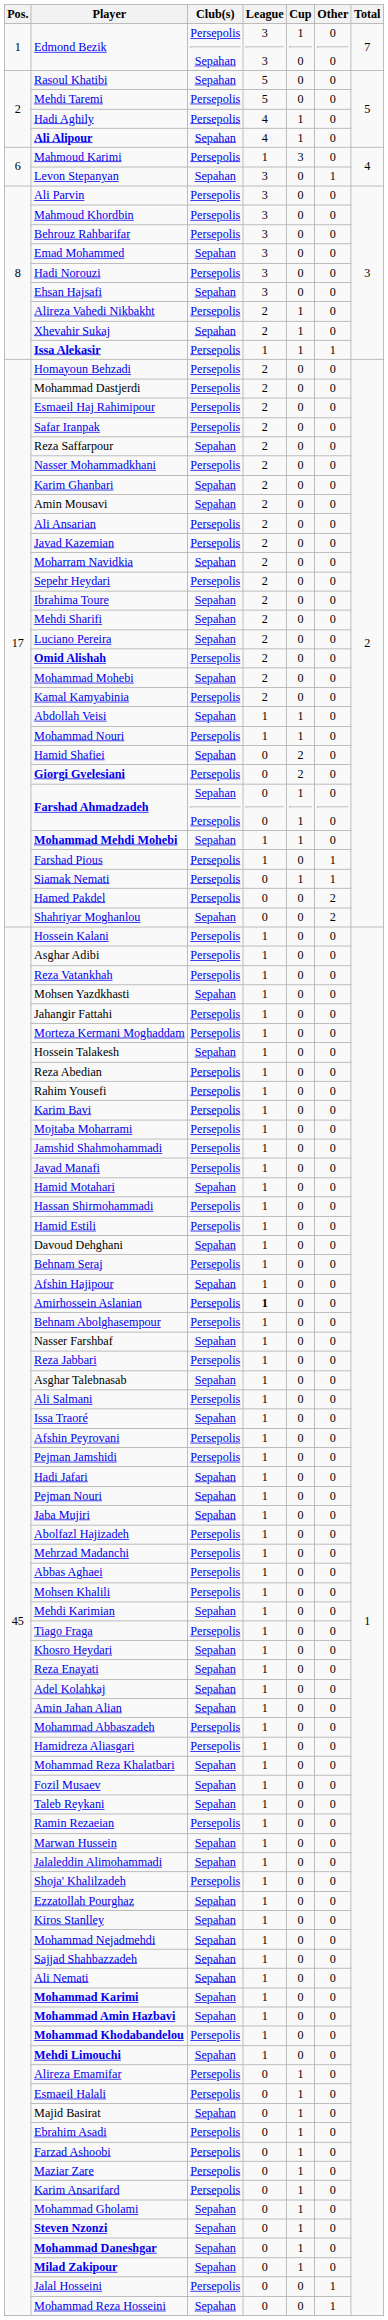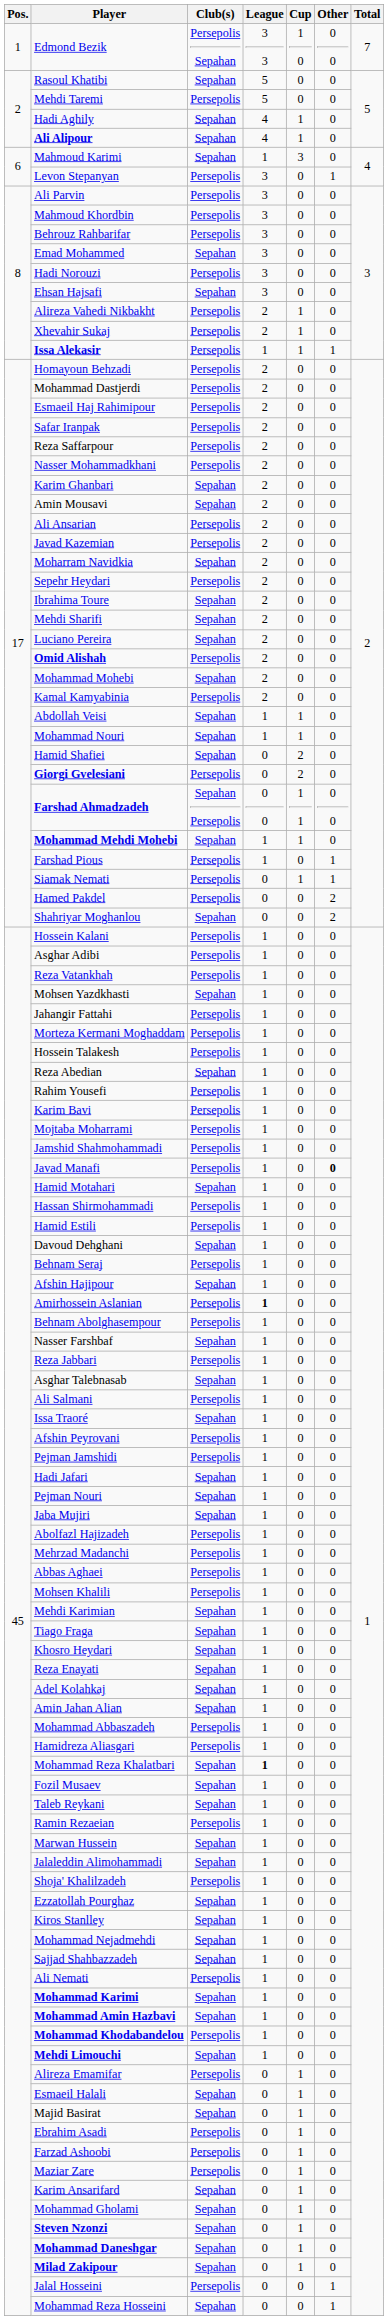(215, 118) Persepolis -> (215, 118) Sepahan
(215, 157) Persepolis -> (215, 157) Sepahan
(215, 176) Sepahan -> (215, 176) Persepolis
(215, 330) Sepahan -> (215, 330) Persepolis
(215, 446) Sepahan -> (215, 446) Persepolis
(215, 735) Persepolis -> (215, 735) Sepahan
(215, 1052) Sepahan -> (215, 1052) Persepolis
(215, 1071) Persepolis -> (215, 1071) Sepahan
(333, 1168) normal -> (333, 1168) bold
(215, 1630) Persepolis -> (215, 1630) Sepahan
(265, 1765) normal -> (265, 1765) bold
(215, 1978) Sepahan -> (215, 1978) Persepolis
(215, 2093) Persepolis -> (215, 2093) Sepahan
(215, 2190) Persepolis -> (215, 2190) Sepahan
